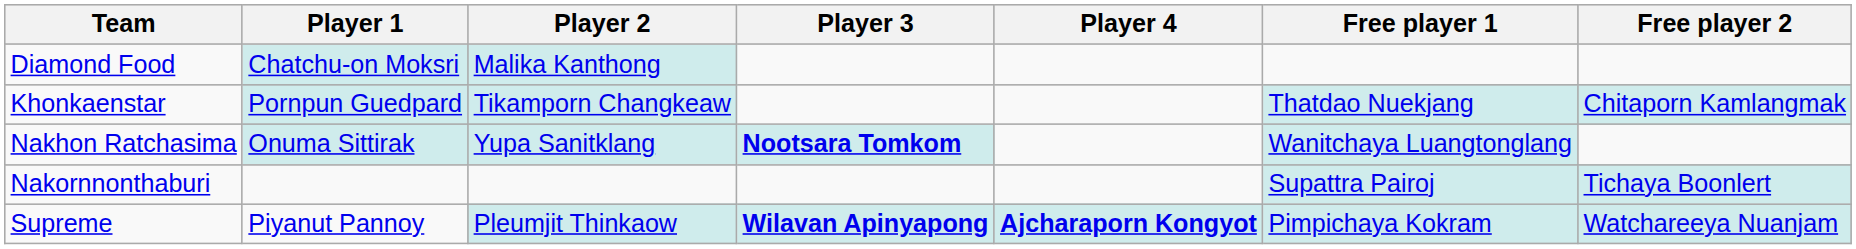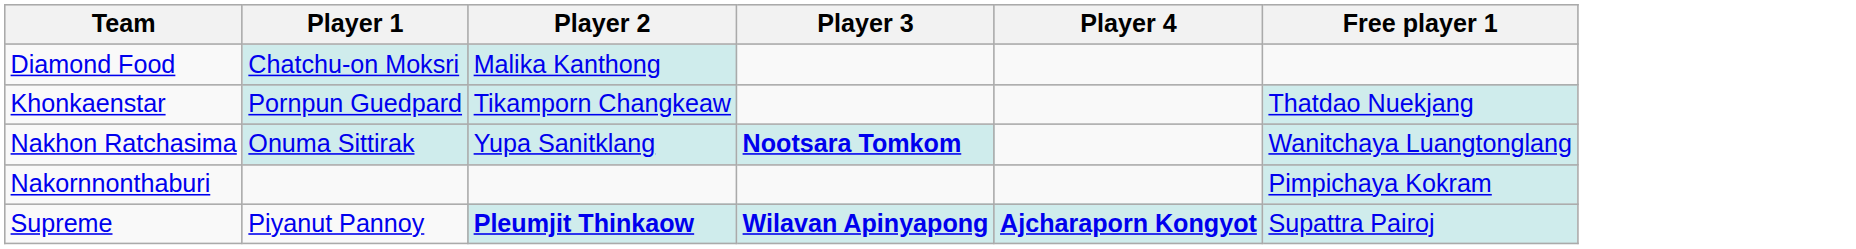- column: (1715, 24)
(1352, 183) Supattra Pairoj -> (1380, 183) Pimpichaya Kokram
(575, 223) normal -> (584, 223) bold
(1380, 223) Pimpichaya Kokram -> (1352, 223) Supattra Pairoj
